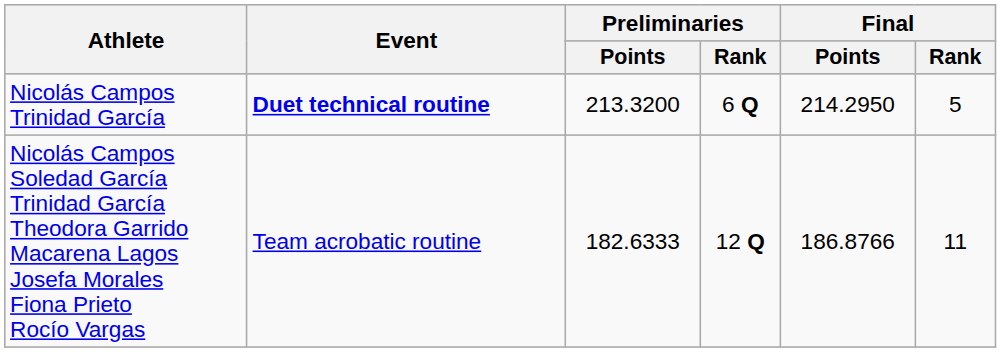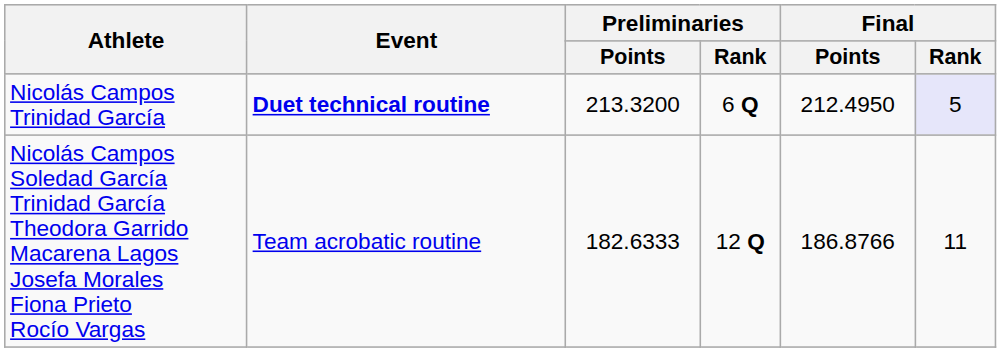(848, 105) 214.2950 -> (848, 105) 212.4950
(955, 105) no background -> (955, 105) lavender background
